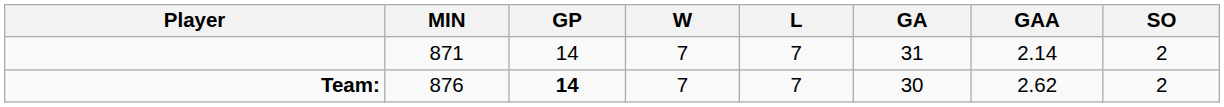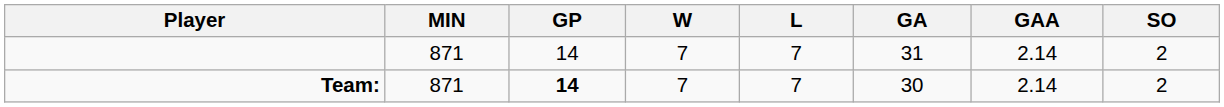(447, 85) 876 -> (447, 85) 871
(1037, 85) 2.62 -> (1037, 85) 2.14
